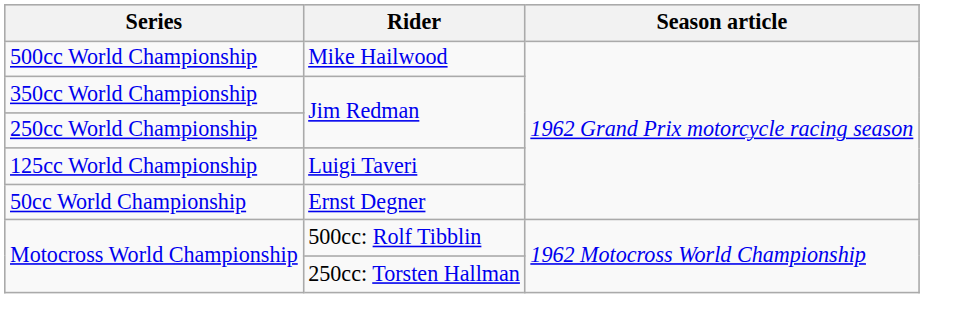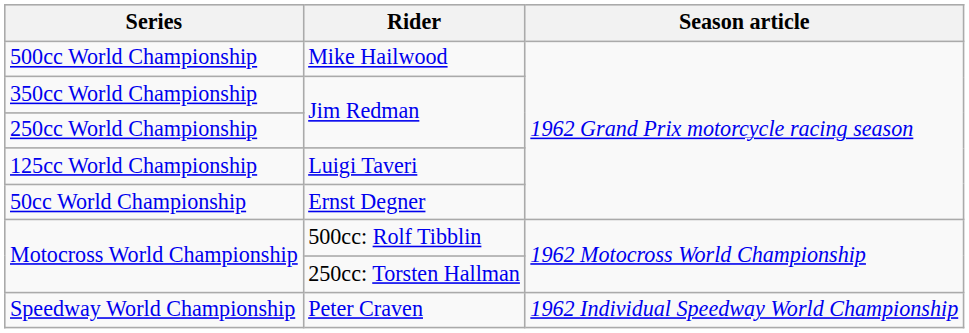+ row: (153, 309)
